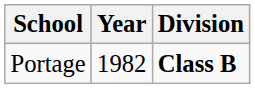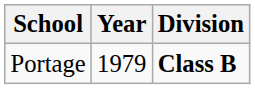(122, 63) 1982 -> (122, 63) 1979
